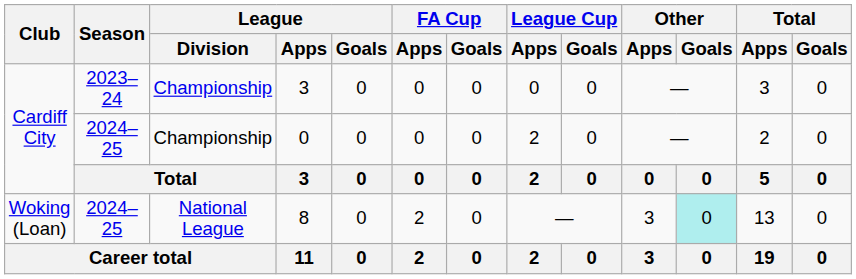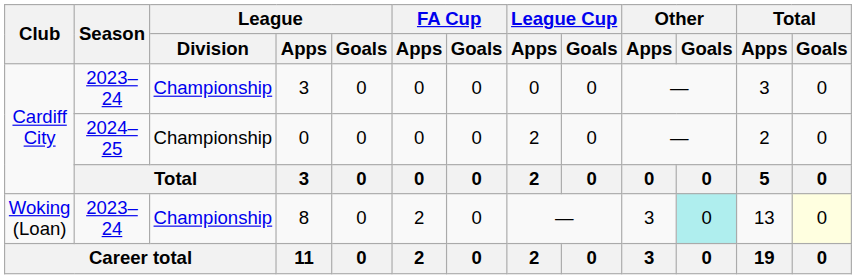(112, 218) 2024–25 -> (112, 218) 2023–24
(213, 218) National League -> (213, 218) Championship
(822, 218) no background -> (822, 218) lightyellow background
